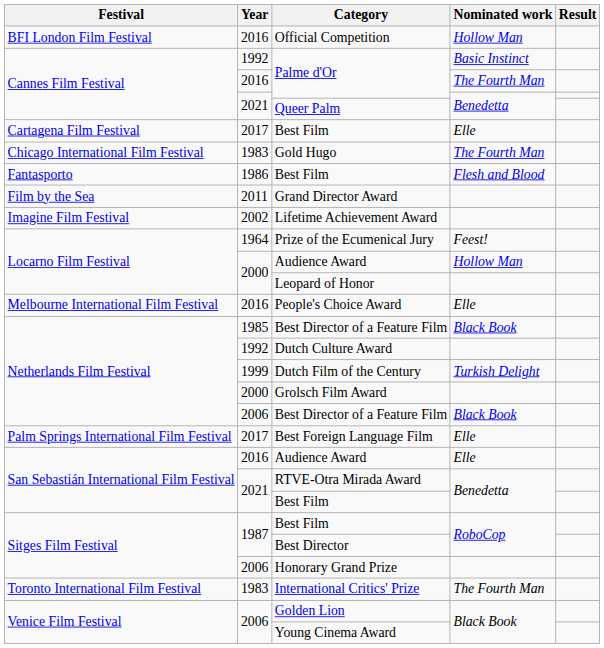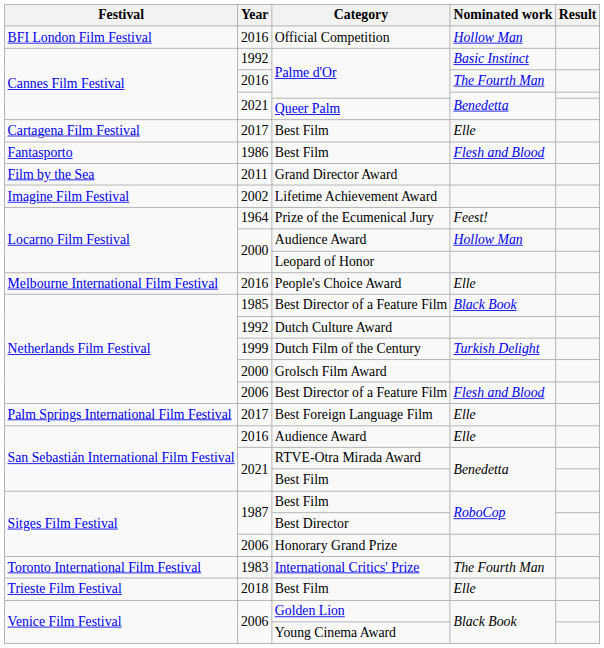- row: (255, 152)
(485, 414) Black Book -> (499, 392) Flesh and Blood
+ row: (255, 589)
